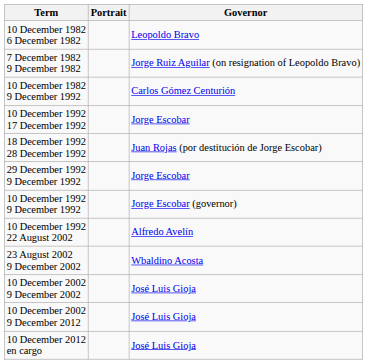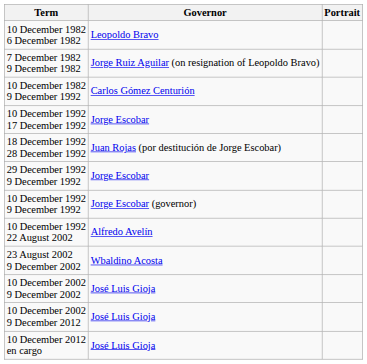columns swapped: (246, 12) <-> (109, 12)
